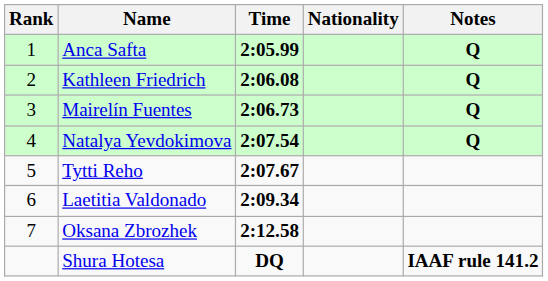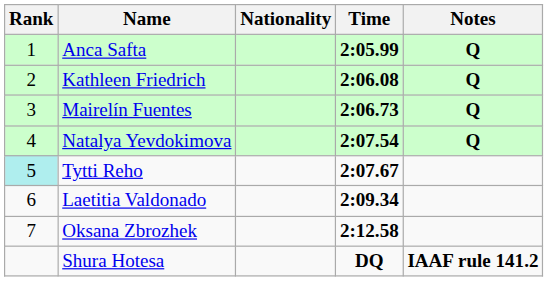columns swapped: (353, 19) <-> (270, 19)
(31, 170) no background -> (31, 170) paleturquoise background
